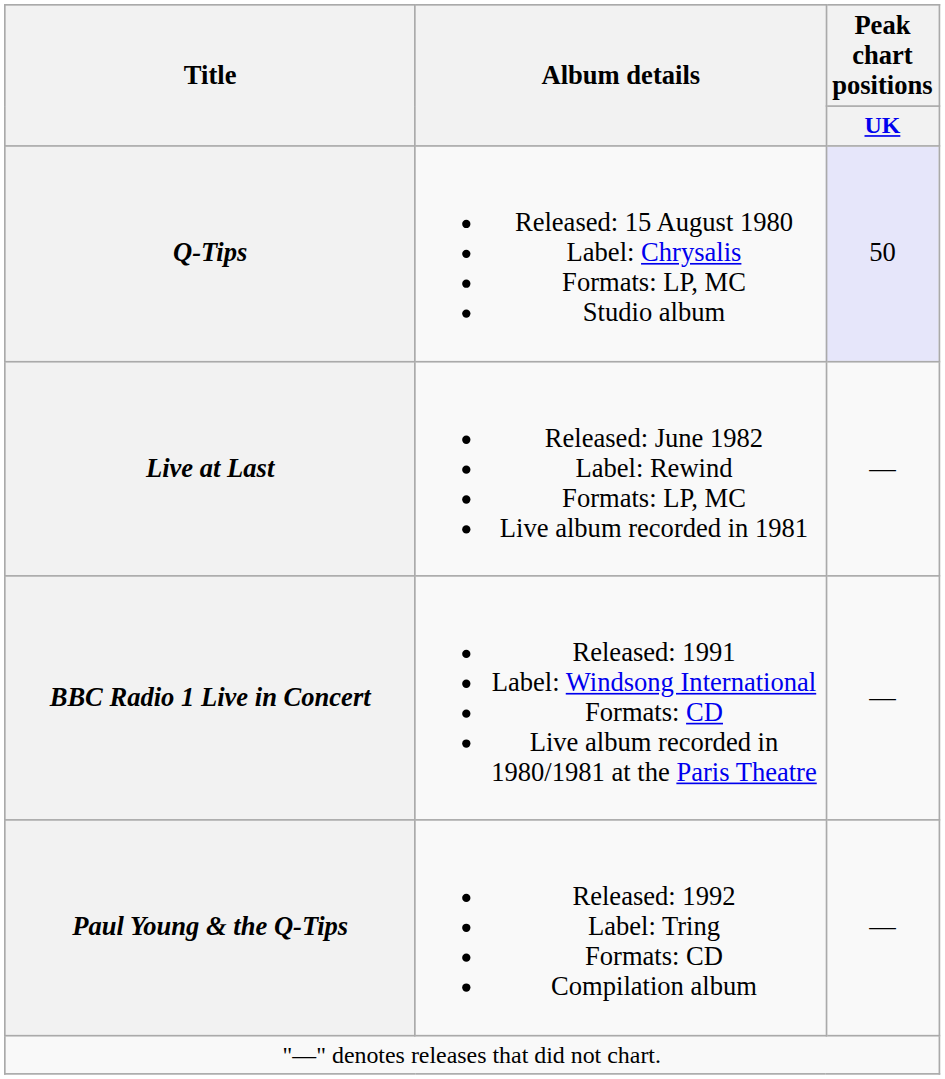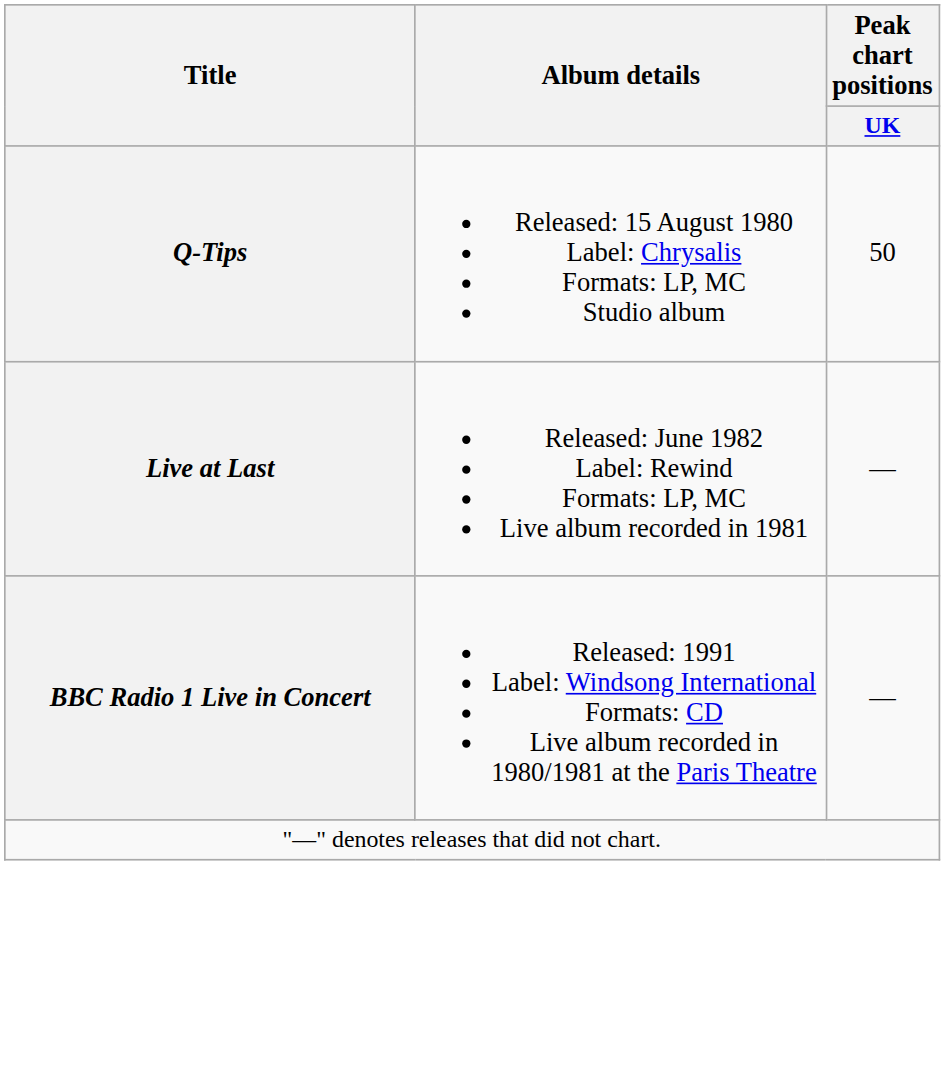(882, 253) lavender background -> (882, 253) no background
- row: (210, 927)
